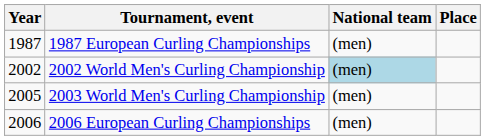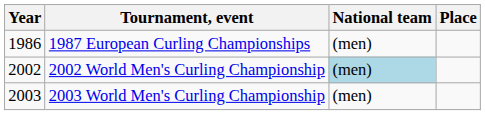(25, 43) 1987 -> (25, 43) 1986
(25, 95) 2005 -> (25, 95) 2003
- row: (180, 122)
